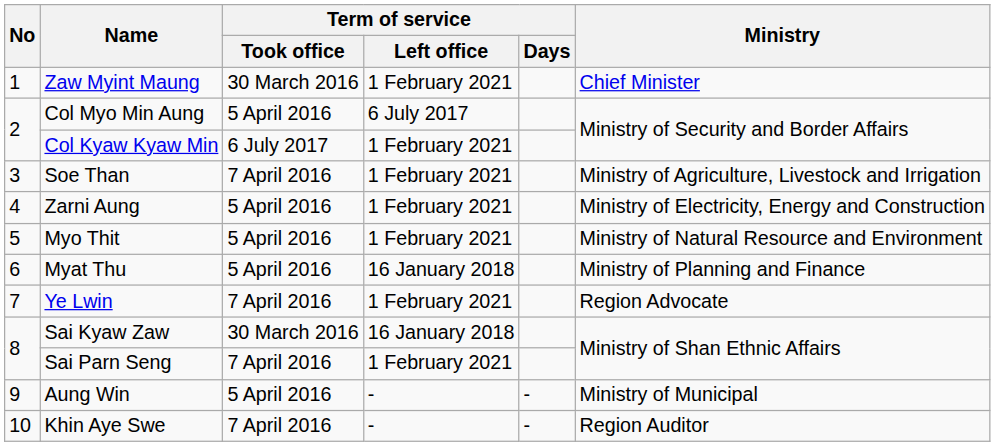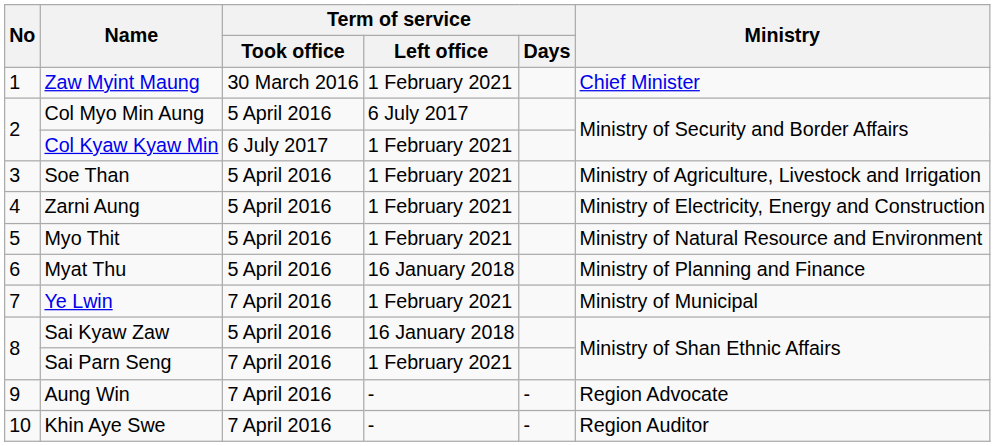(279, 176) 7 April 2016 -> (279, 176) 5 April 2016
(654, 301) Region Advocate -> (669, 301) Ministry of Municipal
(293, 332) 30 March 2016 -> (279, 332) 5 April 2016
(279, 394) 5 April 2016 -> (279, 394) 7 April 2016
(669, 394) Ministry of Municipal -> (654, 394) Region Advocate
